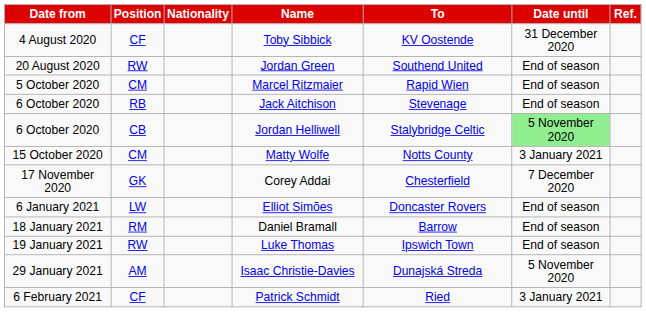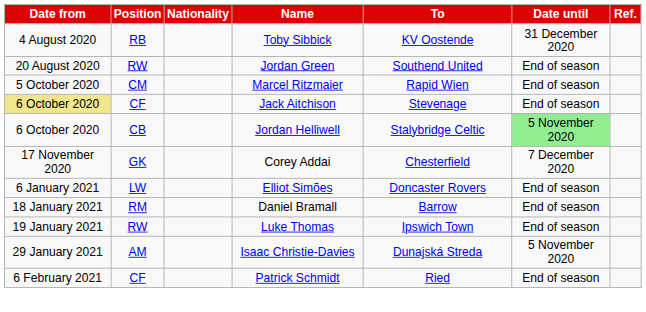(138, 40) CF -> (138, 40) RB
(58, 104) no background -> (58, 104) khaki background
(138, 104) RB -> (138, 104) CF
- row: (298, 156)
(561, 297) 3 January 2021 -> (561, 278) End of season
